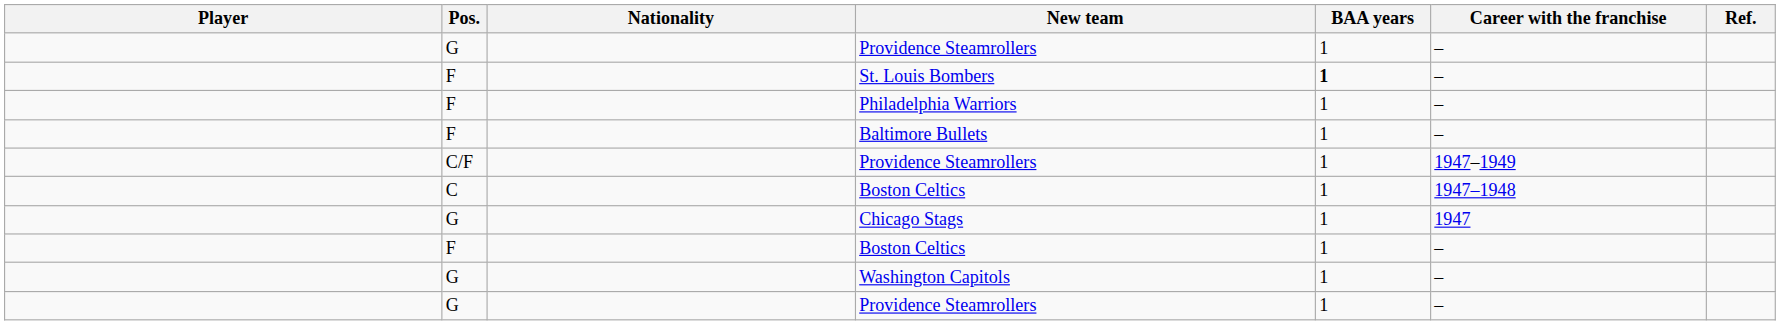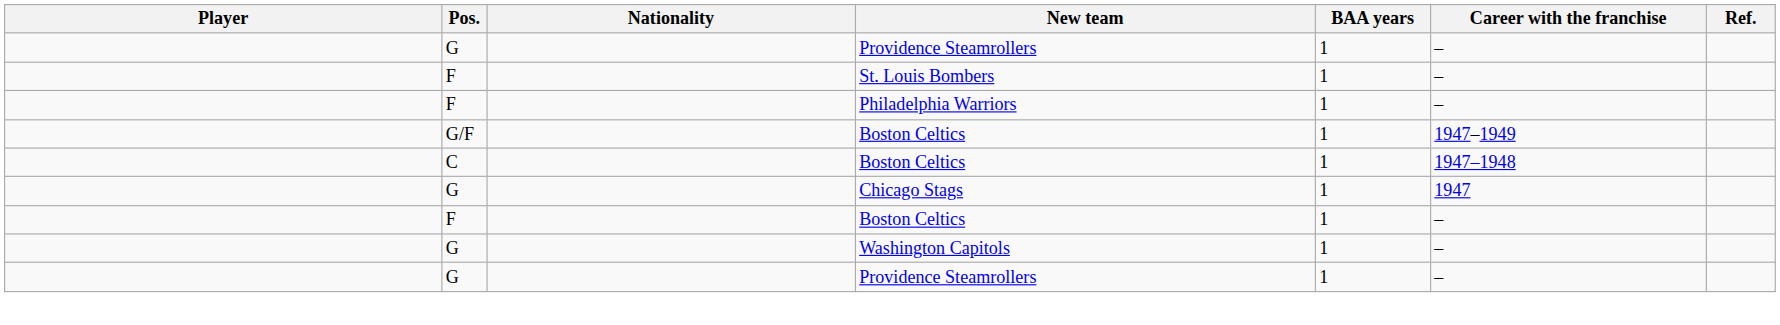(1324, 76) bold -> (1324, 76) normal
- row: (451, 133)
- row: (459, 162)
+ row: (460, 133)
